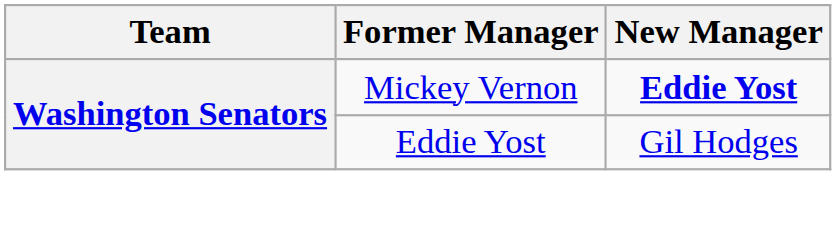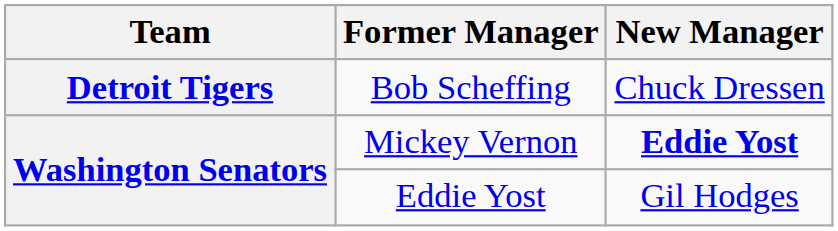+ row: (471, 86)
